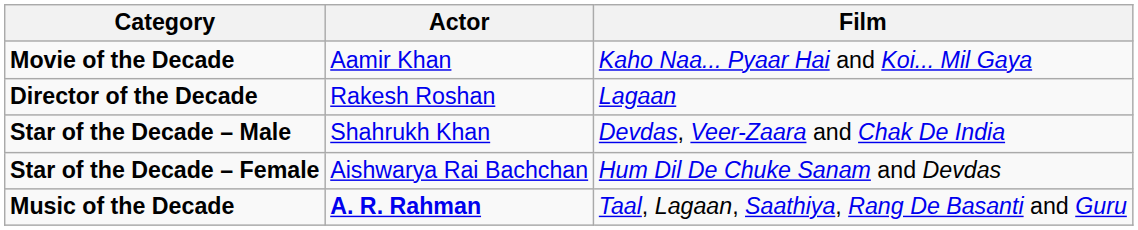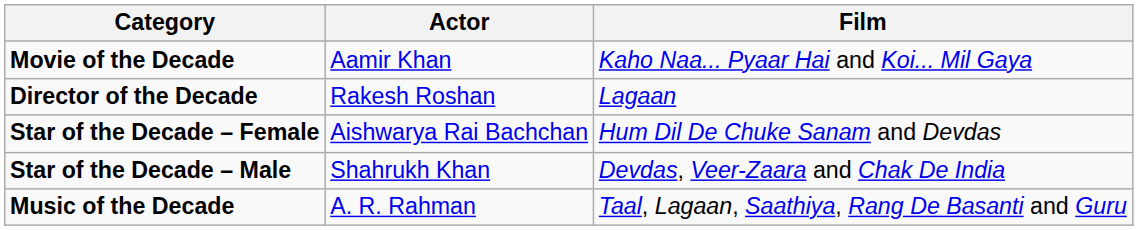rows swapped: (151, 133) <-> (165, 170)
(406, 206) bold -> (403, 206) normal
